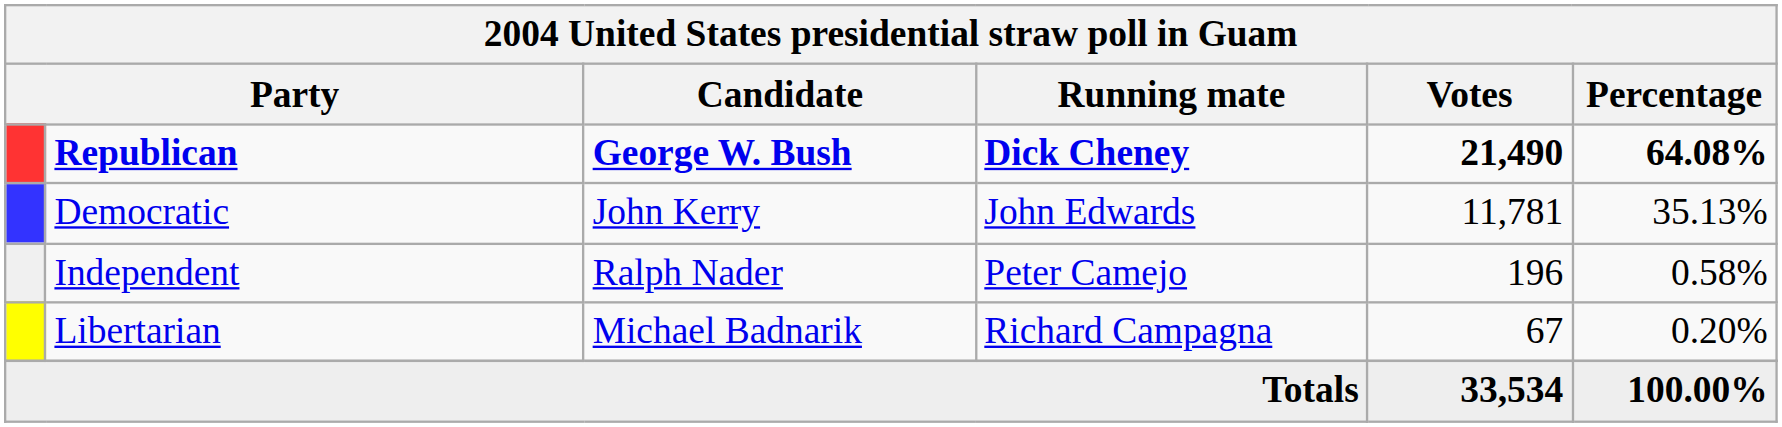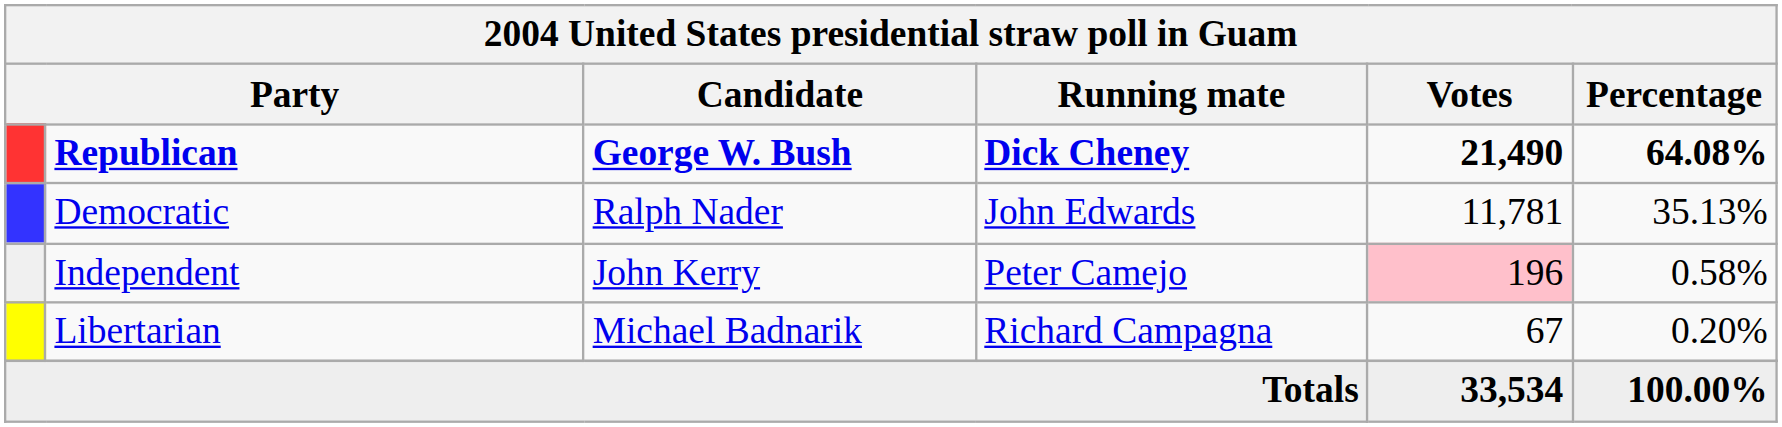(676, 212) John Kerry -> (688, 212) Ralph Nader
(688, 271) Ralph Nader -> (676, 271) John Kerry
(1535, 271) no background -> (1535, 271) pink background
